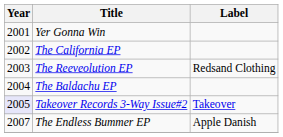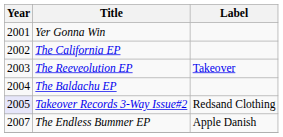(234, 68) Redsand Clothing -> (214, 68) Takeover
(214, 104) Takeover -> (234, 104) Redsand Clothing
